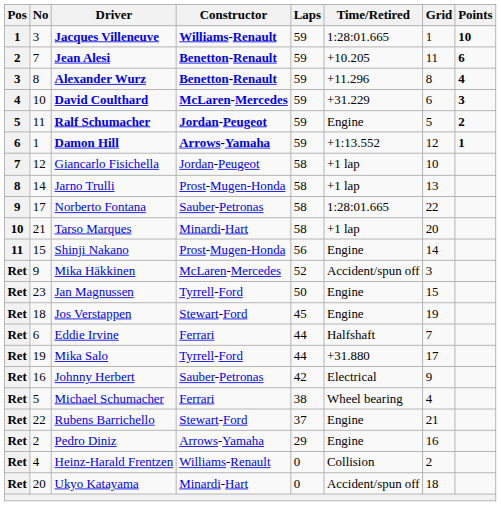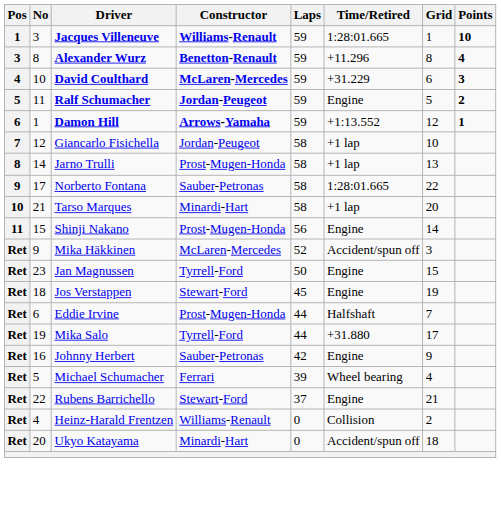- row: (82, 57)
(197, 334) Ferrari -> (232, 313) Prost-Mugen-Honda
(352, 377) Electrical -> (345, 356) Engine
(300, 398) 38 -> (300, 377) 39
- row: (86, 441)
